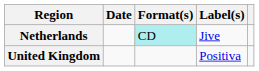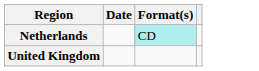- column: (222, 14)
